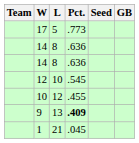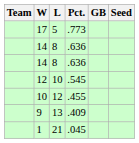columns swapped: (124, 12) <-> (101, 12)
(77, 113) bold -> (77, 113) normal
